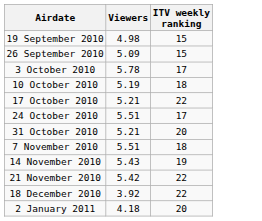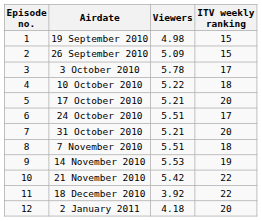+ column: (27, 18)
(128, 85) 5.19 -> (173, 85) 5.22
(181, 100) 22 -> (226, 100) 20
(128, 162) 5.43 -> (173, 162) 5.53
